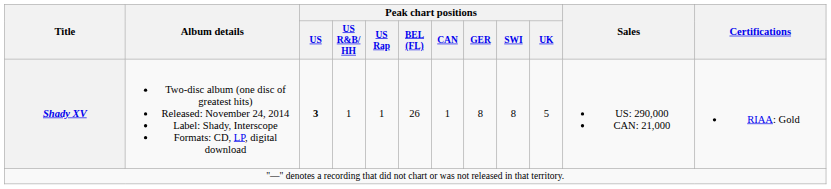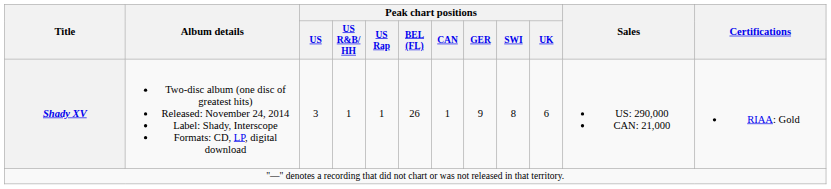(316, 113) bold -> (316, 113) normal
(480, 113) 8 -> (480, 113) 9
(546, 113) 5 -> (546, 113) 6
